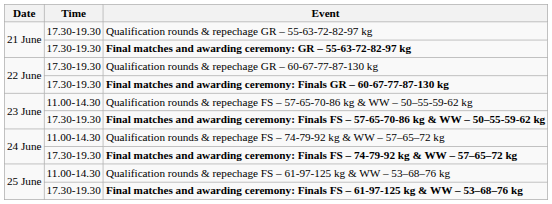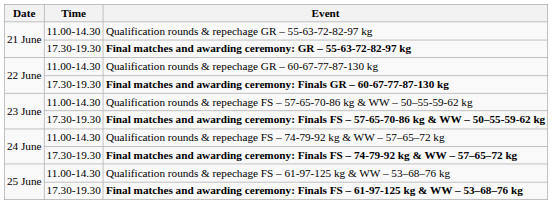(74, 31) 17.30-19.30 -> (73, 31) 11.00-14.30
(74, 66) 17.30-19.30 -> (73, 66) 11.00-14.30
